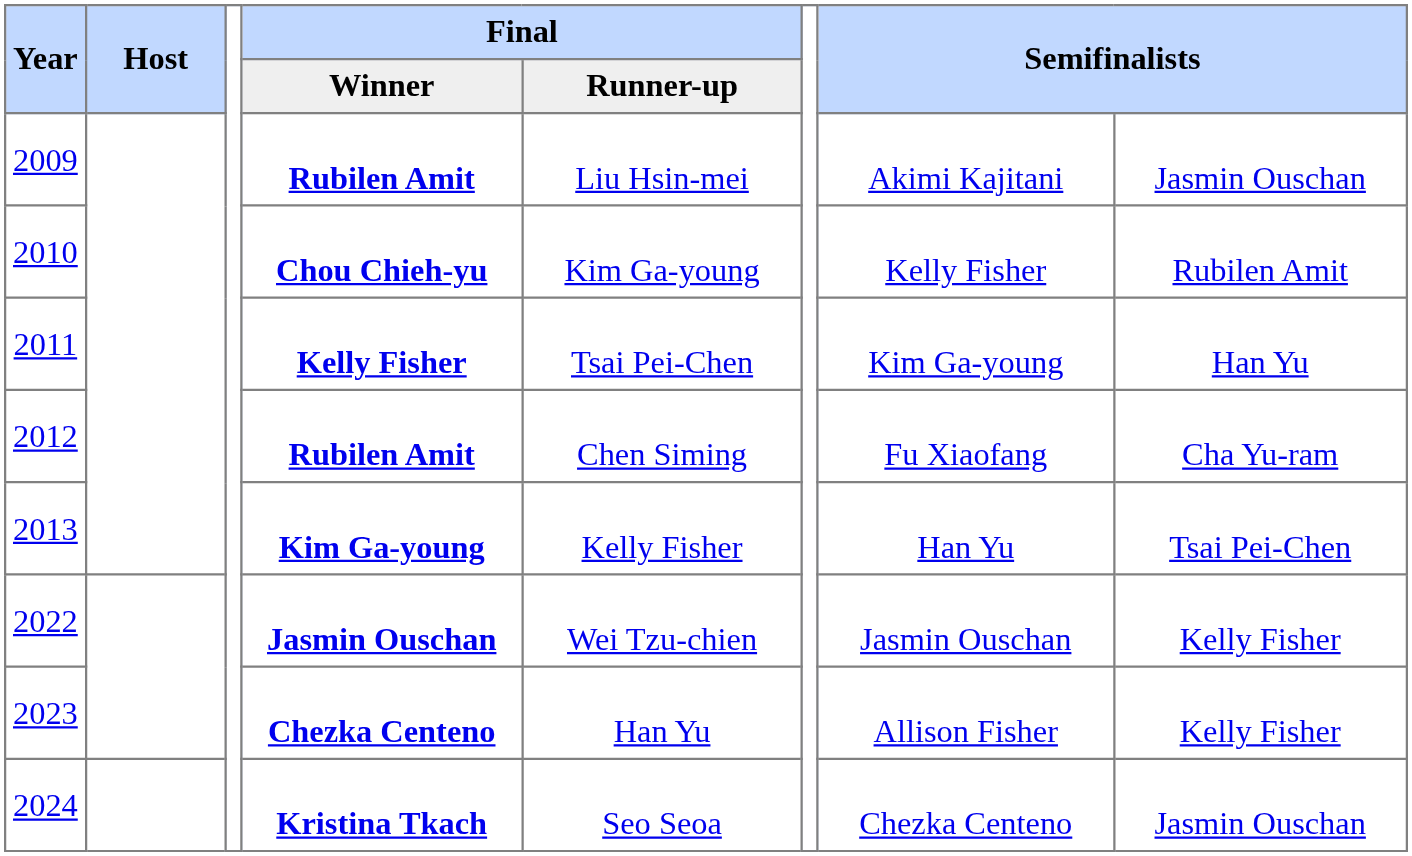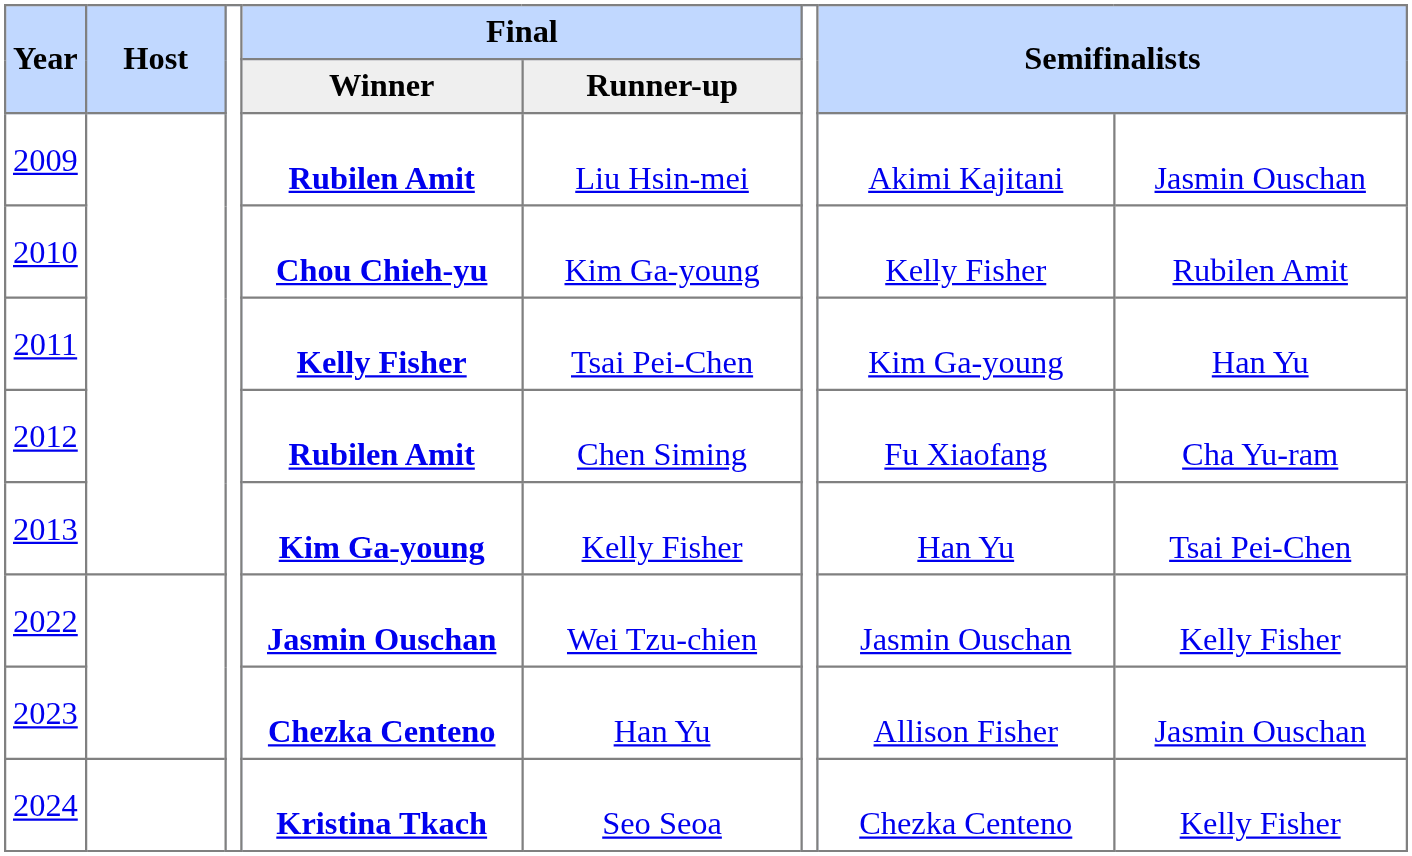(1260, 731) Kelly Fisher -> (1260, 731) Jasmin Ouschan
(1260, 823) Jasmin Ouschan -> (1260, 823) Kelly Fisher
